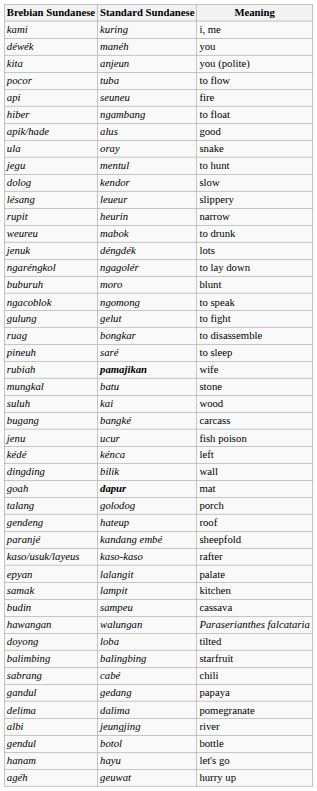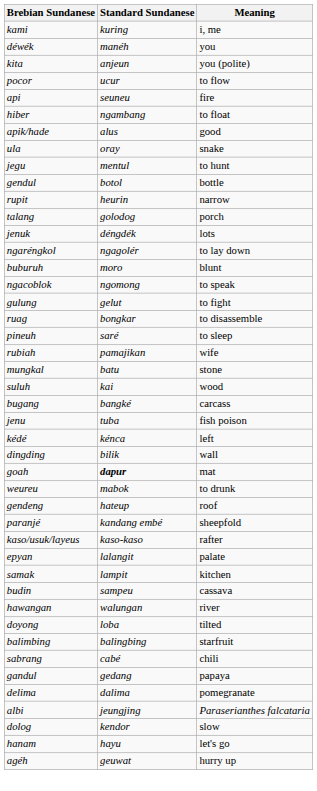(110, 81) tuba -> (110, 81) ucur
rows swapped: (19, 183) <-> (21, 744)
- row: (21, 200)
rows swapped: (22, 234) <-> (21, 506)
(124, 370) bold -> (123, 353) normal
(110, 438) ucur -> (110, 421) tuba
(255, 625) Paraserianthes falcataria -> (210, 608) river
(210, 727) river -> (255, 710) Paraserianthes falcataria
